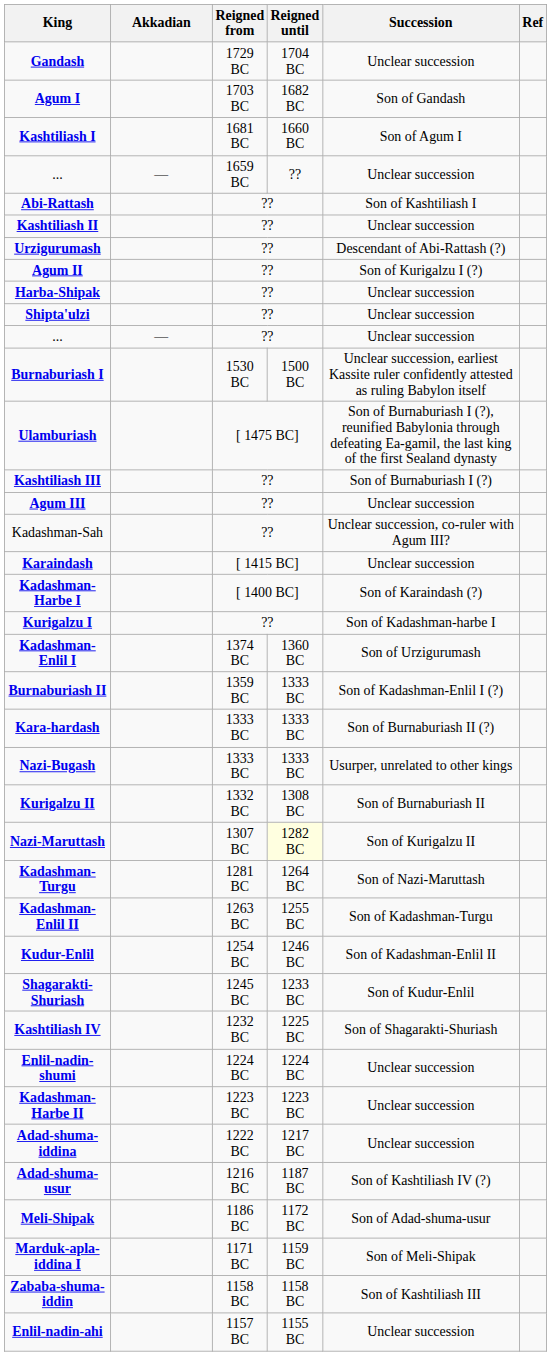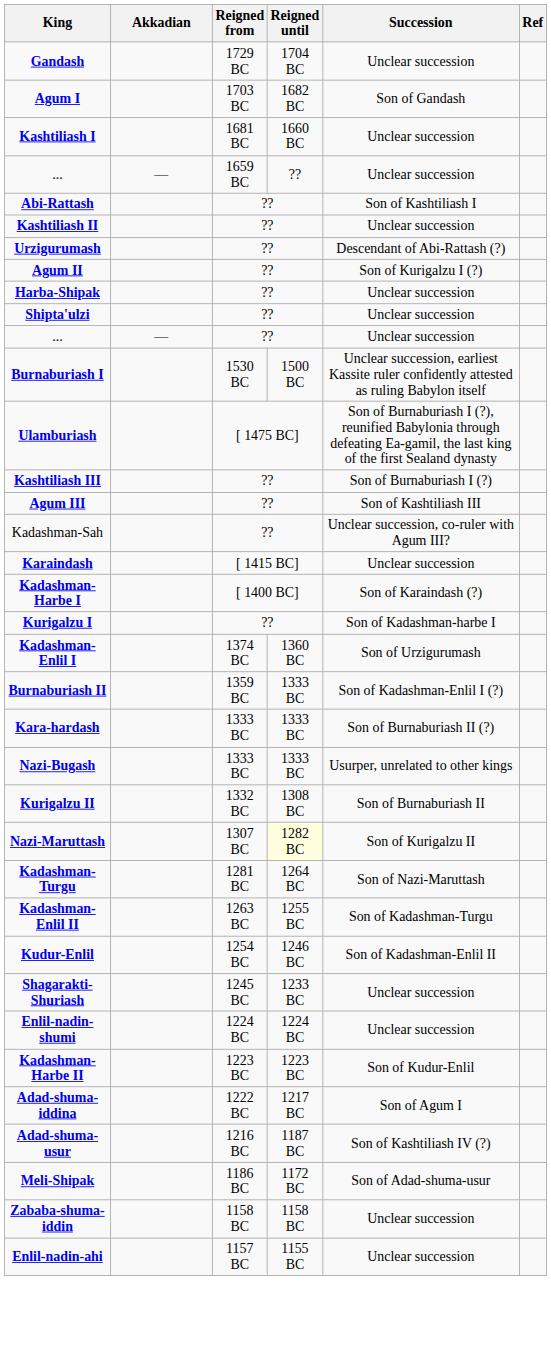(421, 136) Son of Agum I -> (421, 136) Unclear succession
(421, 503) Unclear succession -> (421, 503) Son of Kashtiliash III
(421, 992) Son of Kudur-Enlil -> (421, 992) Unclear succession
- row: (57, 1030)
(421, 1105) Unclear succession -> (421, 1067) Son of Kudur-Enlil
(421, 1143) Unclear succession -> (421, 1105) Son of Agum I
- row: (57, 1256)
(421, 1294) Son of Kashtiliash III -> (421, 1218) Unclear succession
